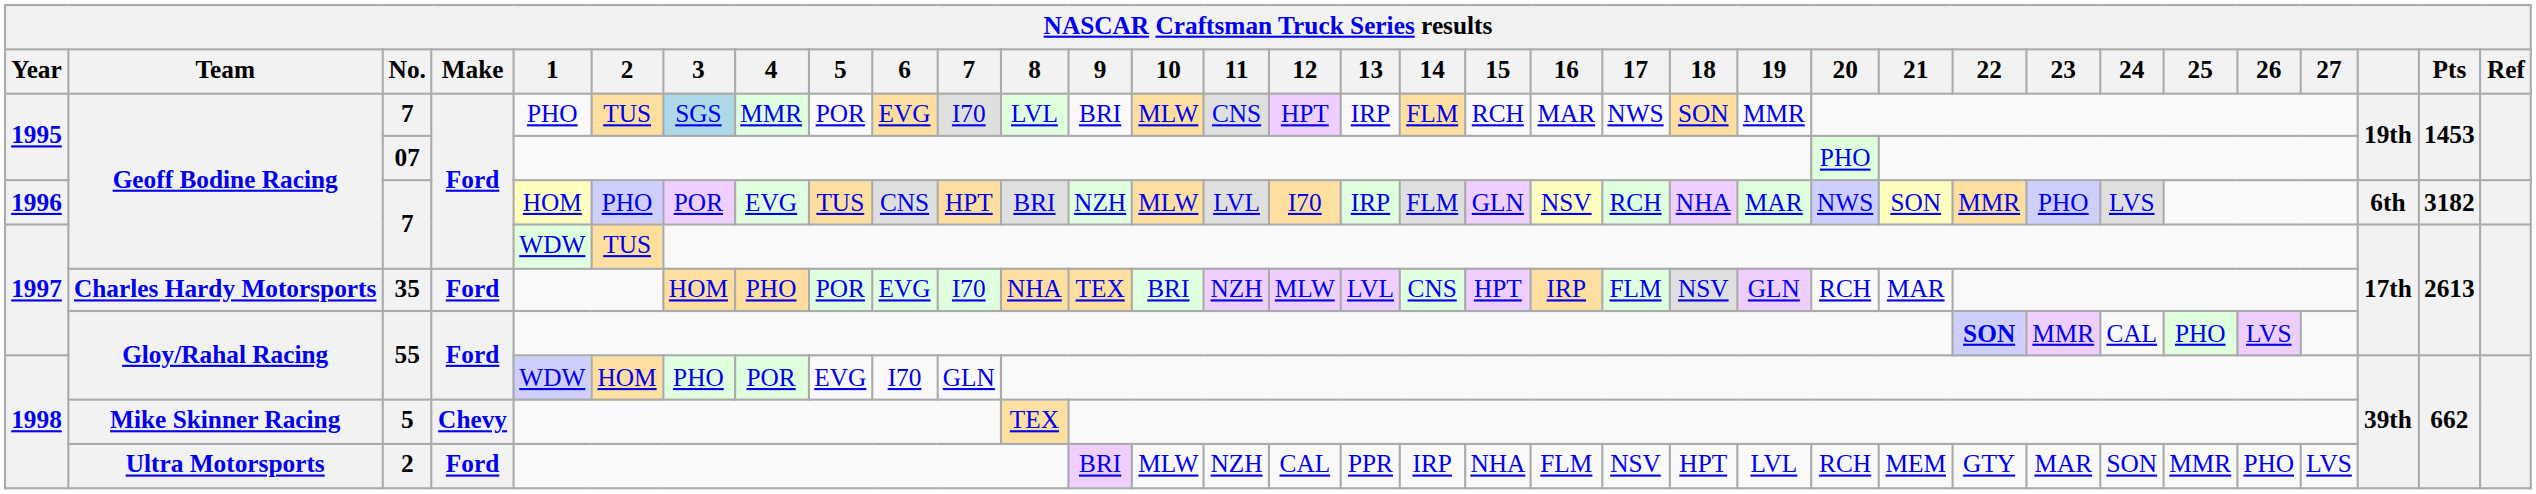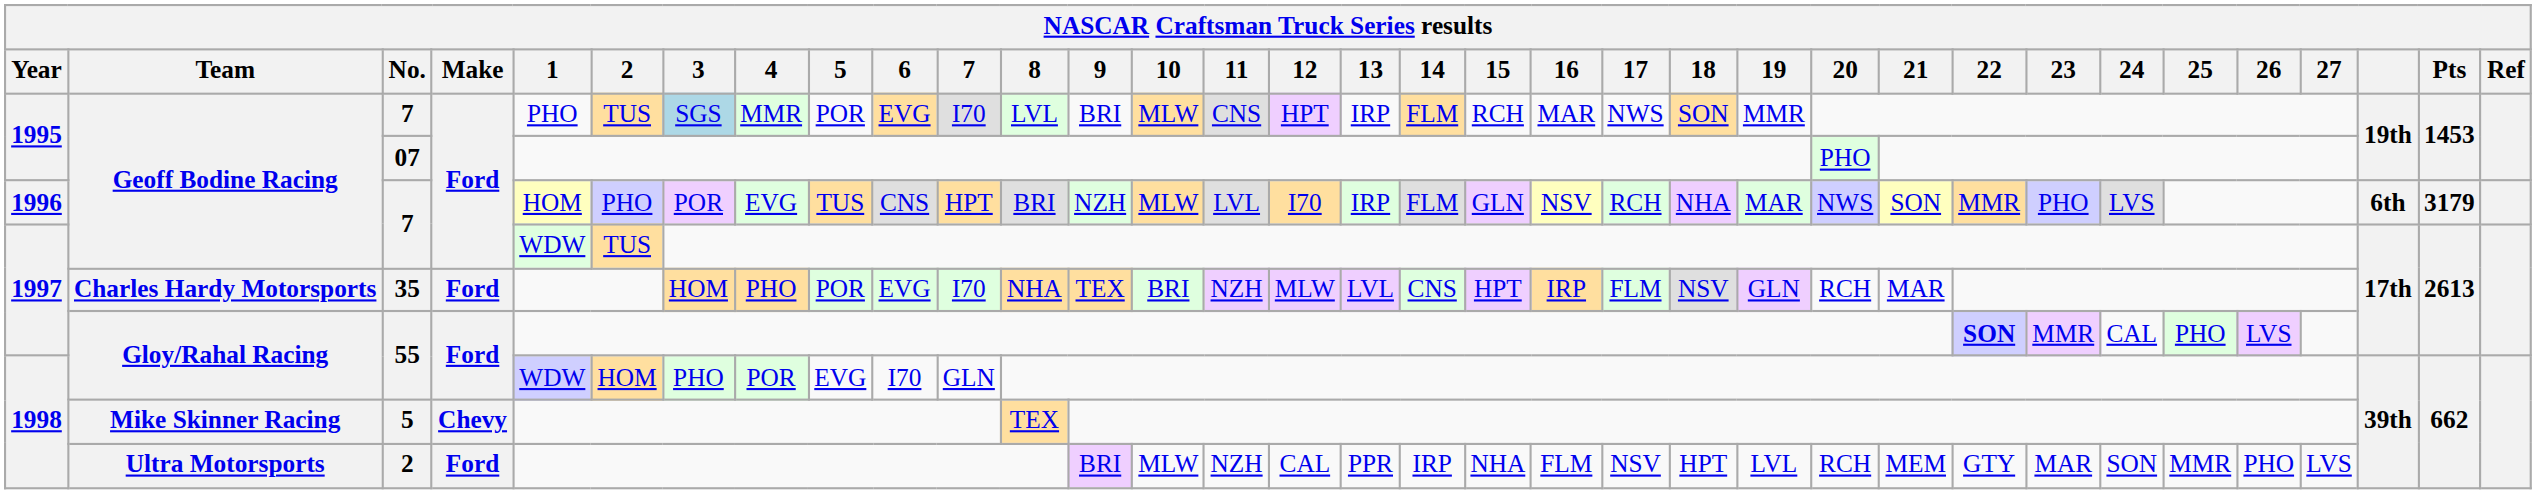(2449, 201) 3182 -> (2449, 201) 3179
